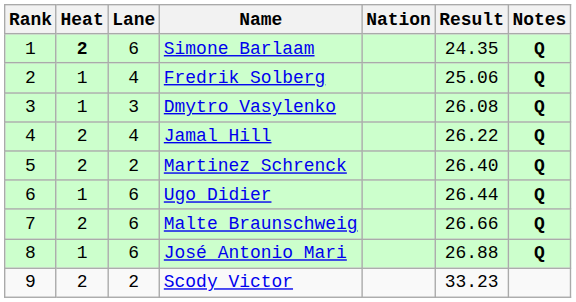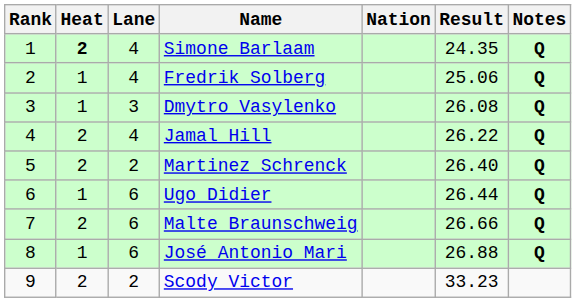(134, 49) 6 -> (134, 49) 4
